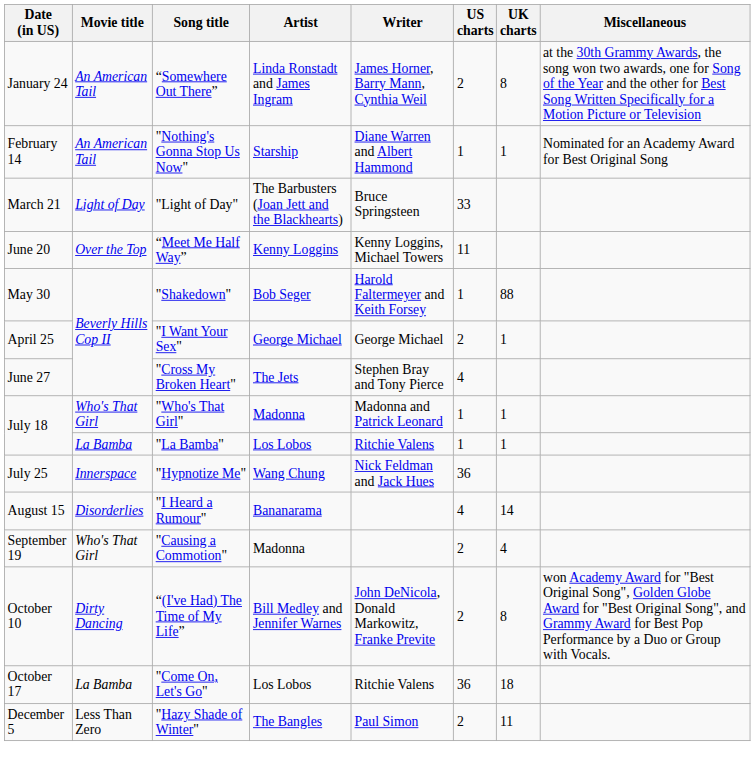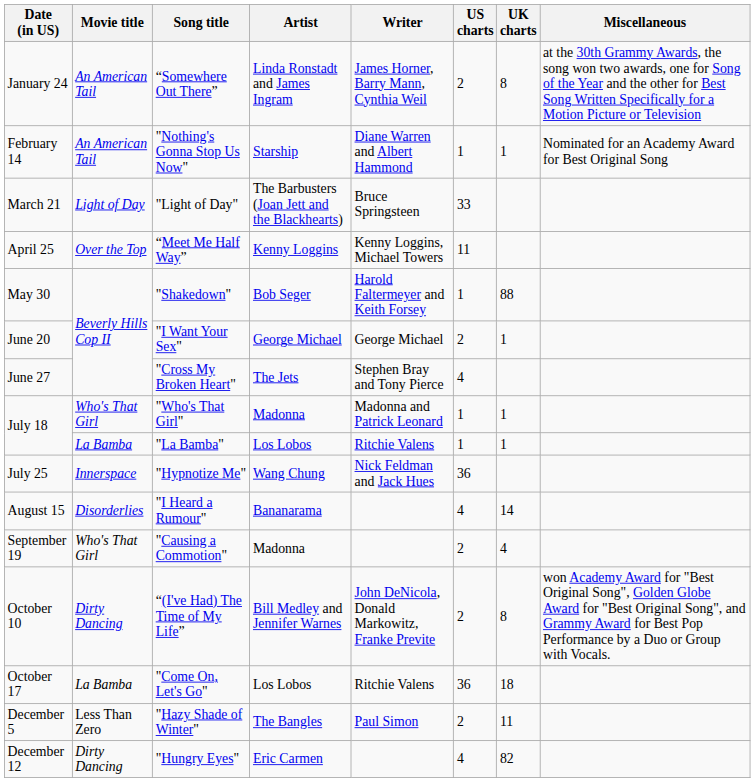(29, 249) June 20 -> (31, 249) April 25
(31, 339) April 25 -> (29, 339) June 20
+ row: (197, 759)
